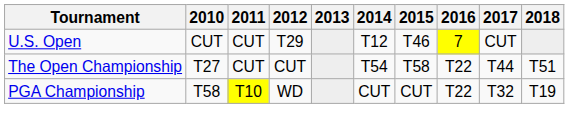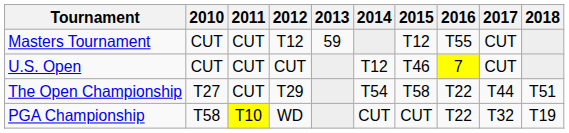+ row: (79, 42)
(290, 42) T29 -> (290, 67) CUT
(290, 67) CUT -> (290, 91) T29
